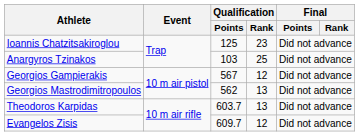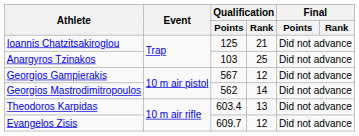(262, 44) 23 -> (262, 44) 21
(262, 91) 13 -> (262, 91) 14
(229, 107) 603.7 -> (229, 107) 603.4
